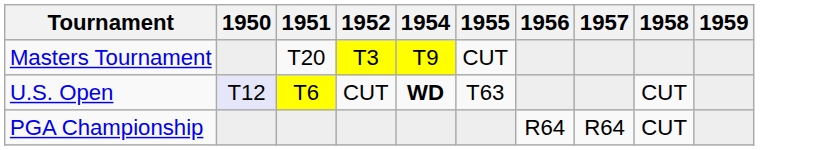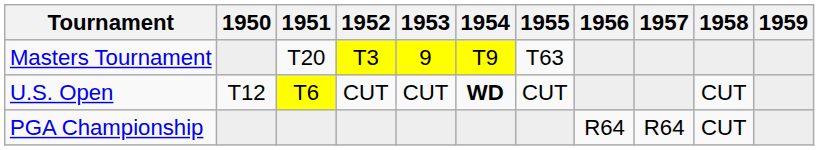+ column: (426, 22)
(485, 58) CUT -> (545, 58) T63
(247, 93) lavender background -> (247, 93) no background
(485, 93) T63 -> (545, 93) CUT
